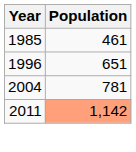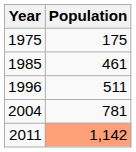+ row: (25, 40)
(115, 63) 651 -> (115, 87) 511
